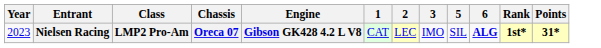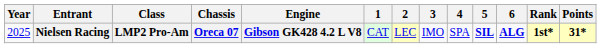+ column: (460, 13)
(19, 32) 2023 -> (19, 32) 2025
(458, 32) normal -> (485, 32) bold
